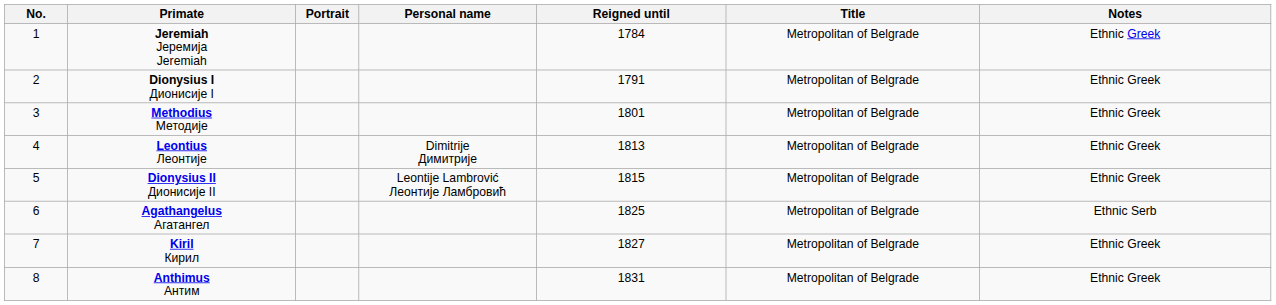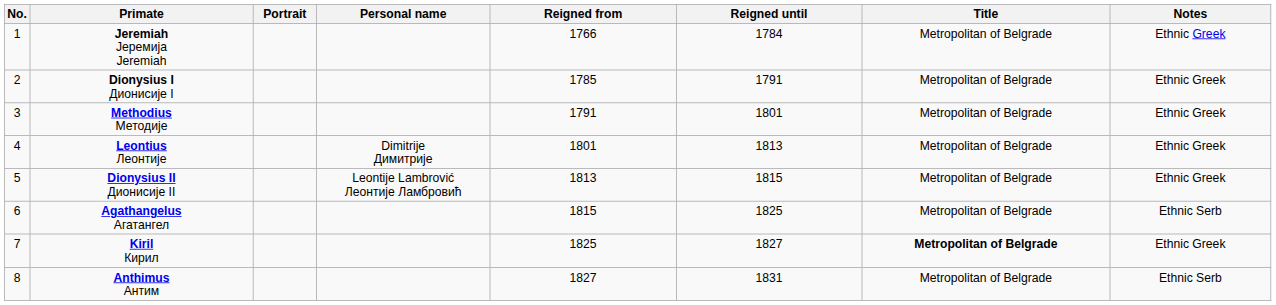+ column: (583, 14)
(853, 244) normal -> (986, 244) bold
(1125, 277) Ethnic Greek -> (1190, 277) Ethnic Serb
